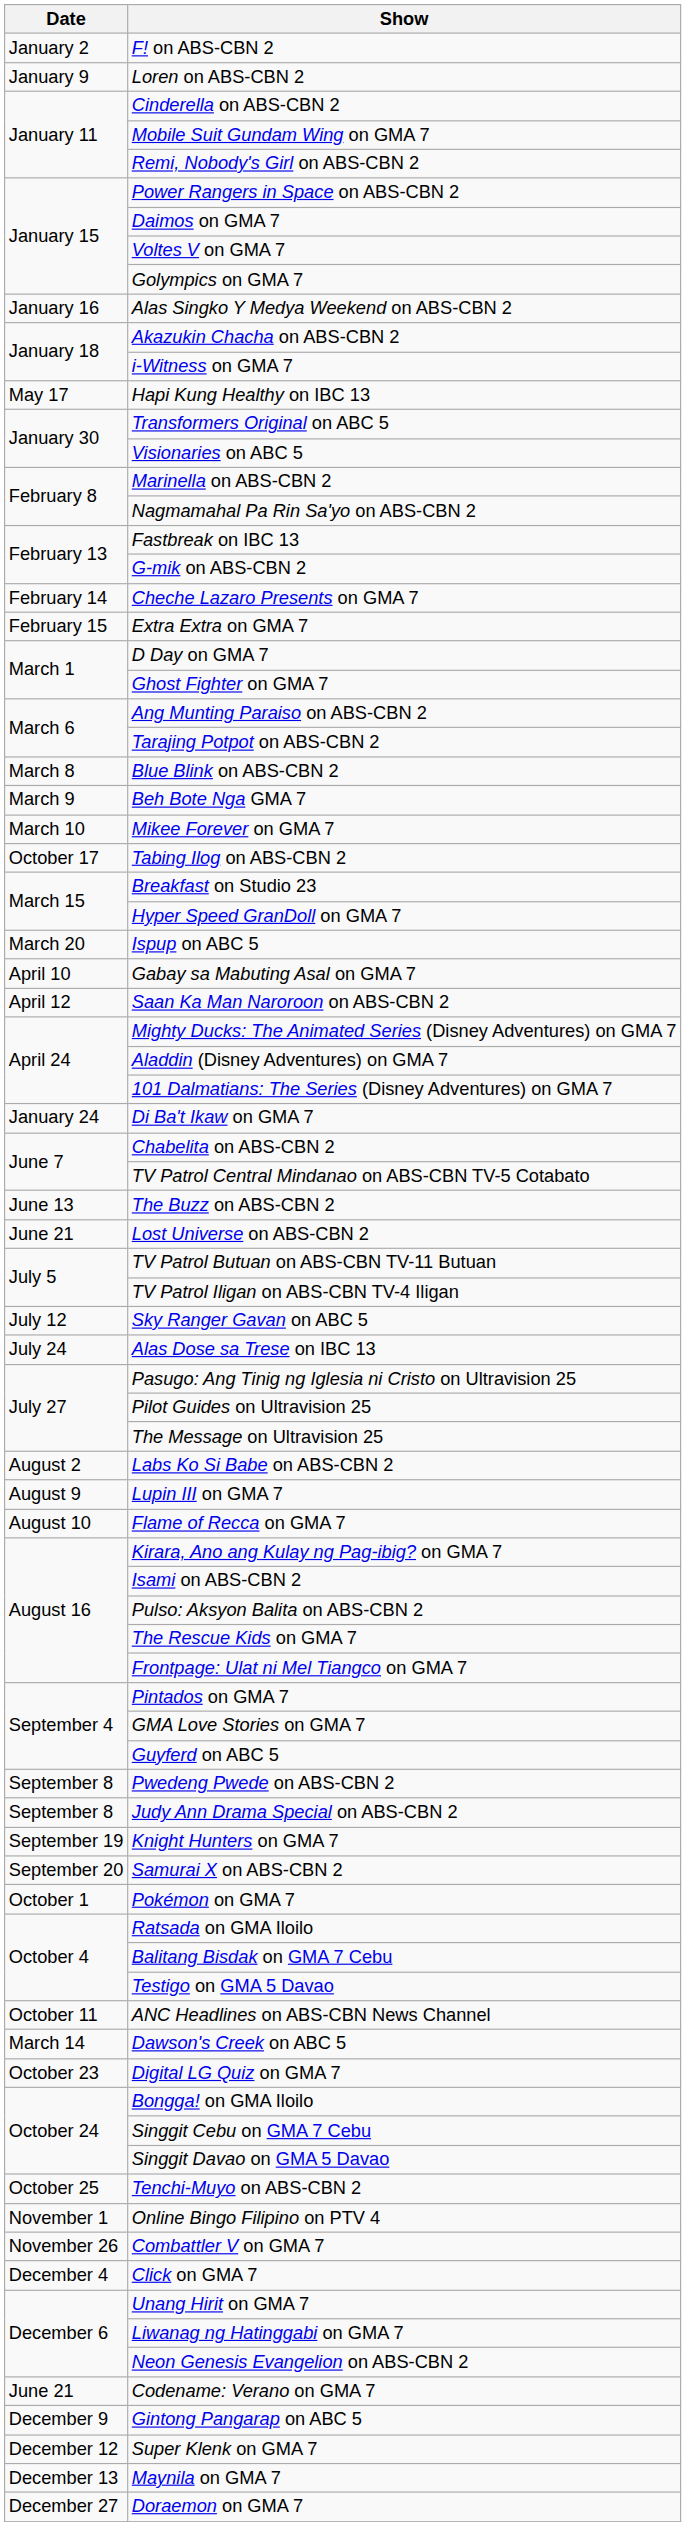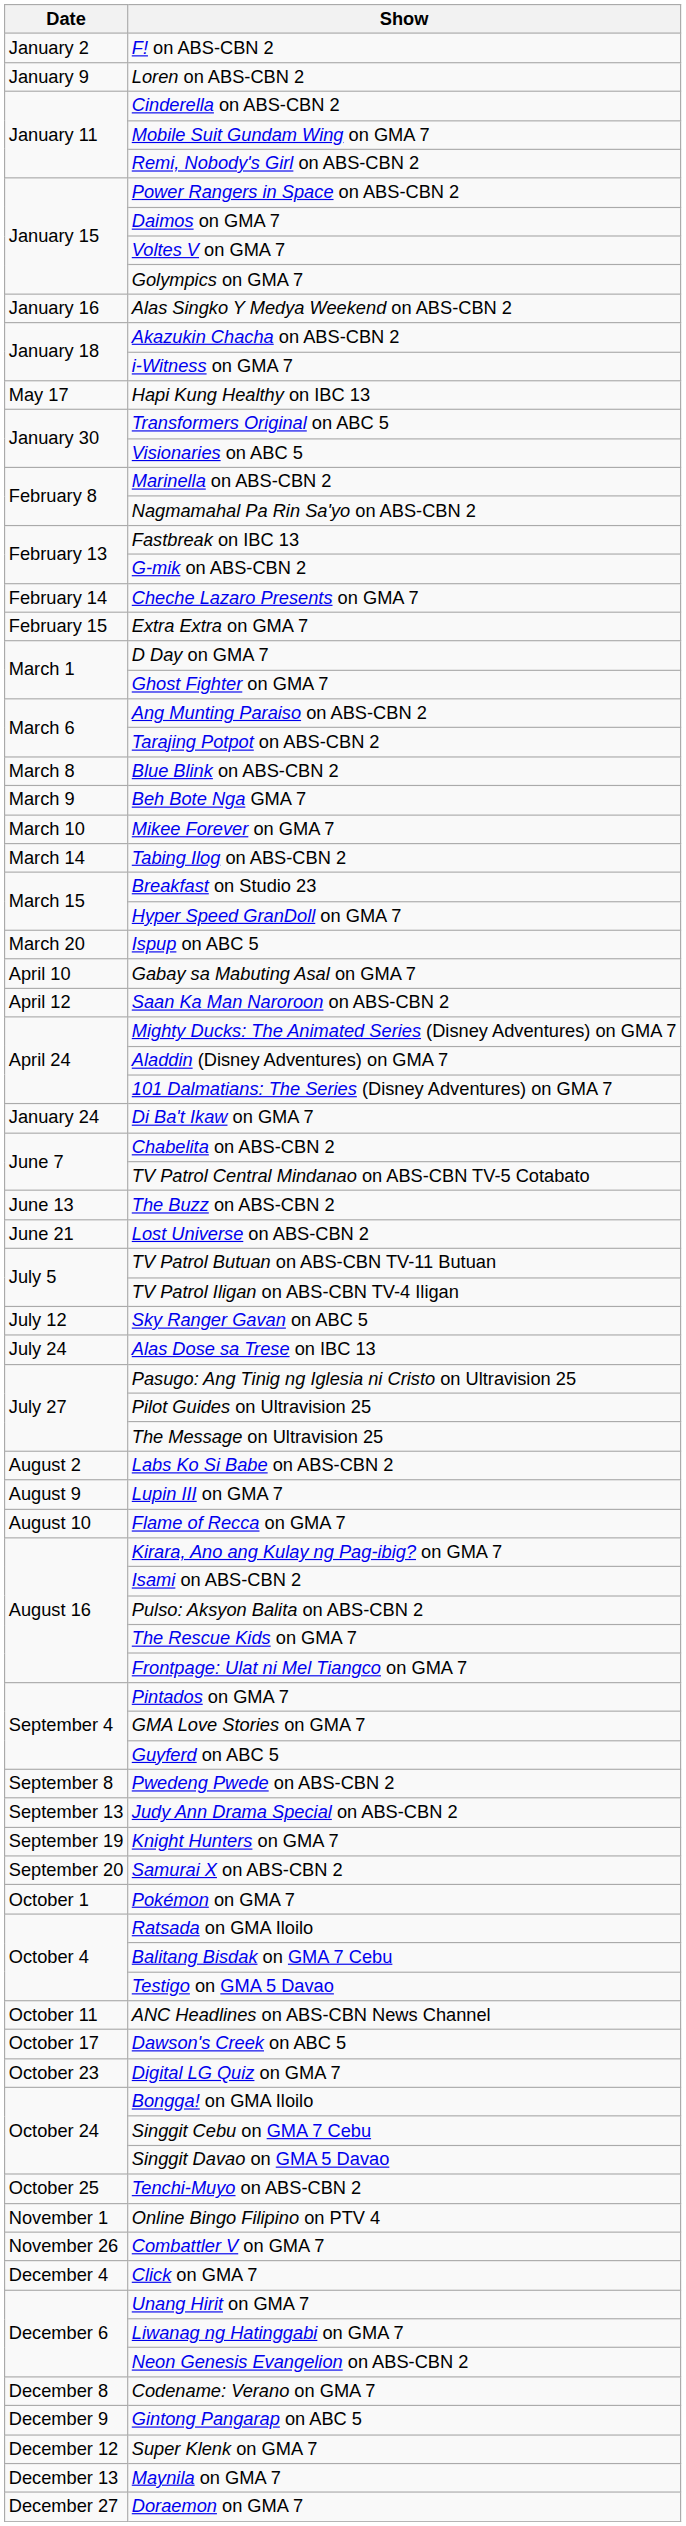(54, 857) October 17 -> (47, 857) March 14
(61, 1812) September 8 -> (66, 1812) September 13
(47, 2043) March 14 -> (54, 2043) October 17
(41, 2391) June 21 -> (58, 2391) December 8
